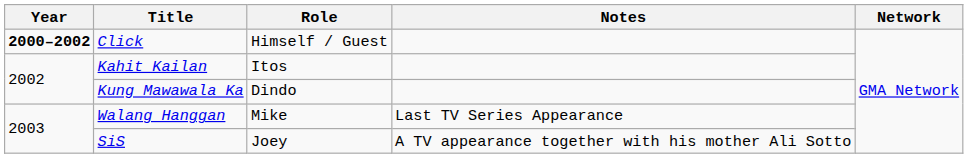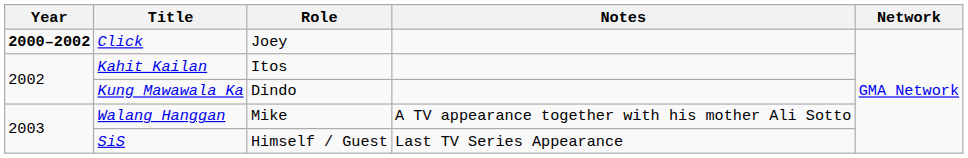(319, 42) Himself / Guest -> (269, 42) Joey
(509, 116) Last TV Series Appearance -> (623, 116) A TV appearance together with his mother Ali Sotto
(269, 141) Joey -> (319, 141) Himself / Guest
(623, 141) A TV appearance together with his mother Ali Sotto -> (509, 141) Last TV Series Appearance
